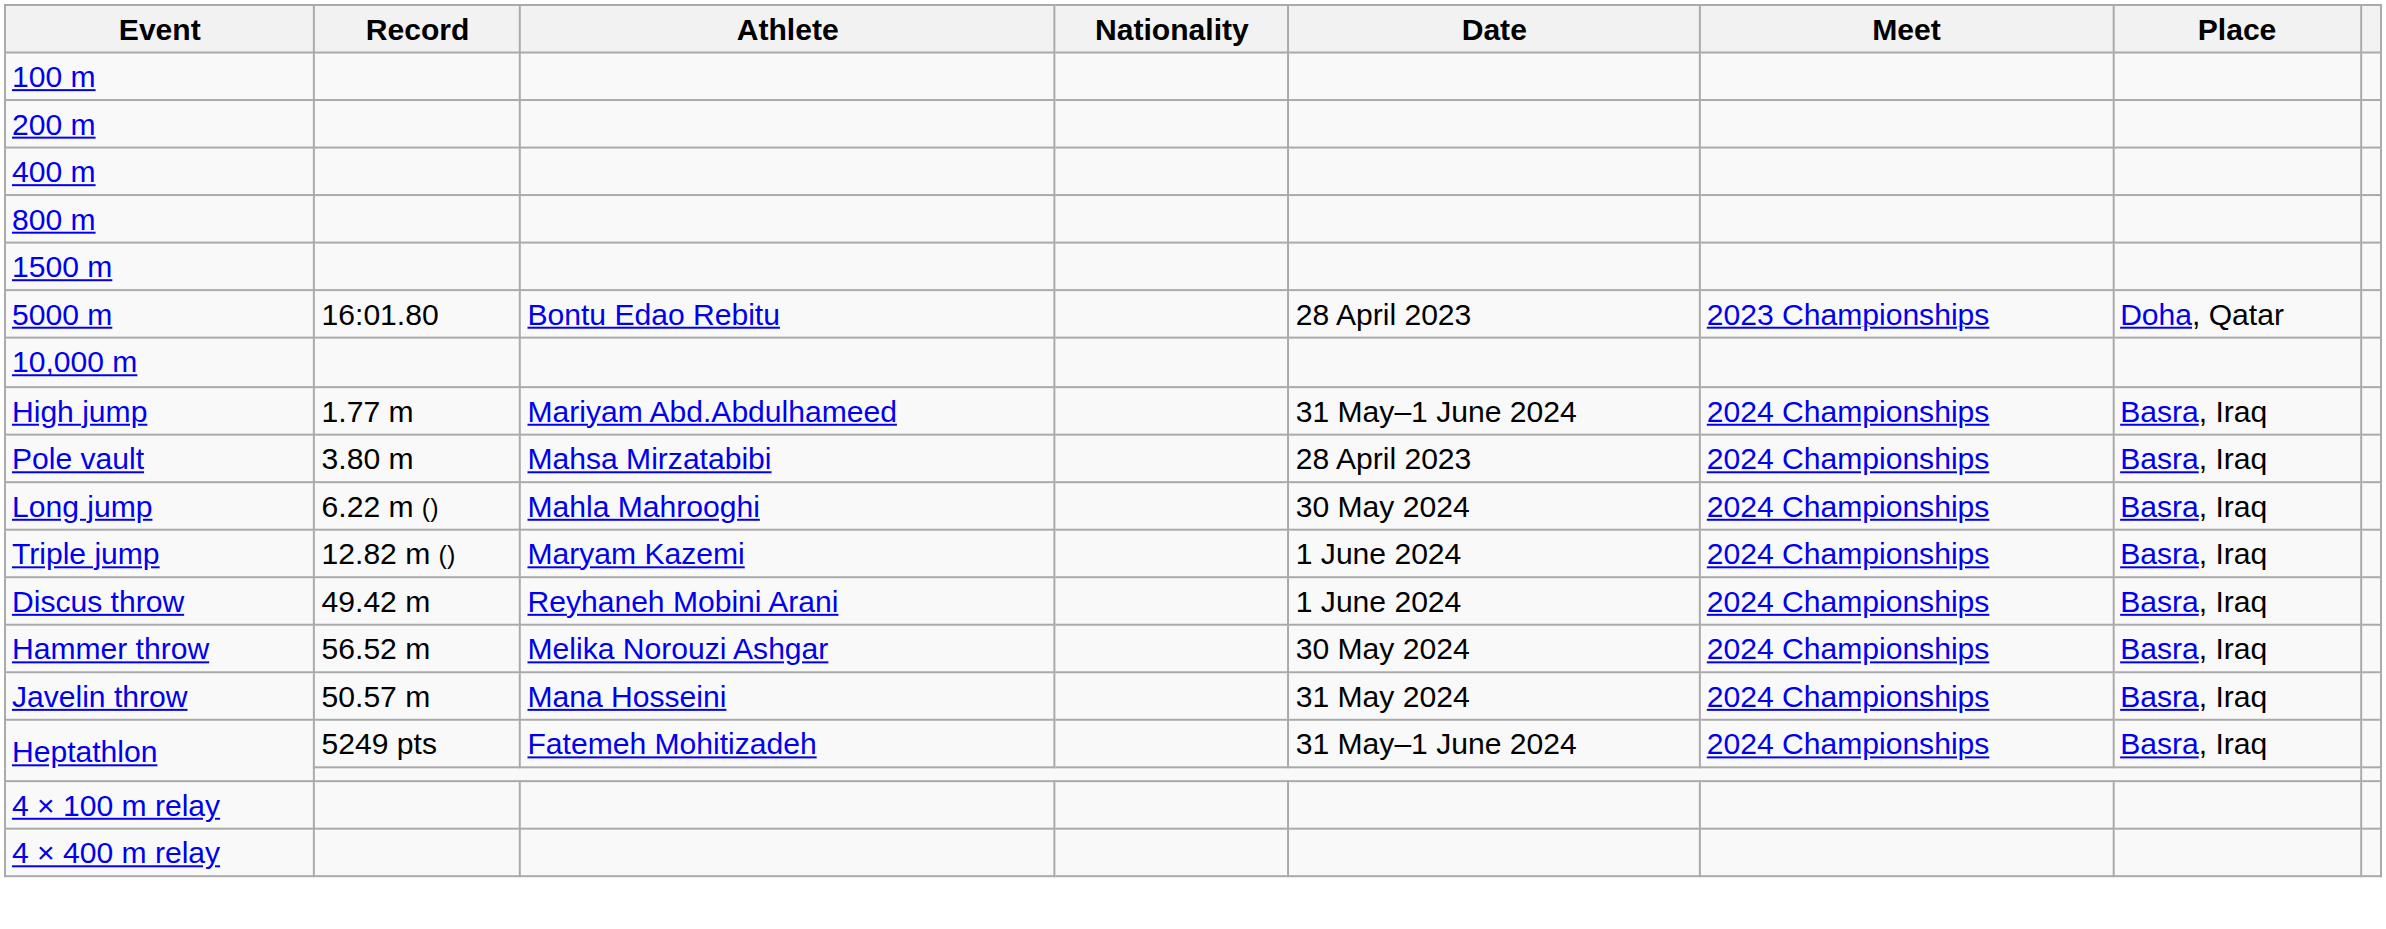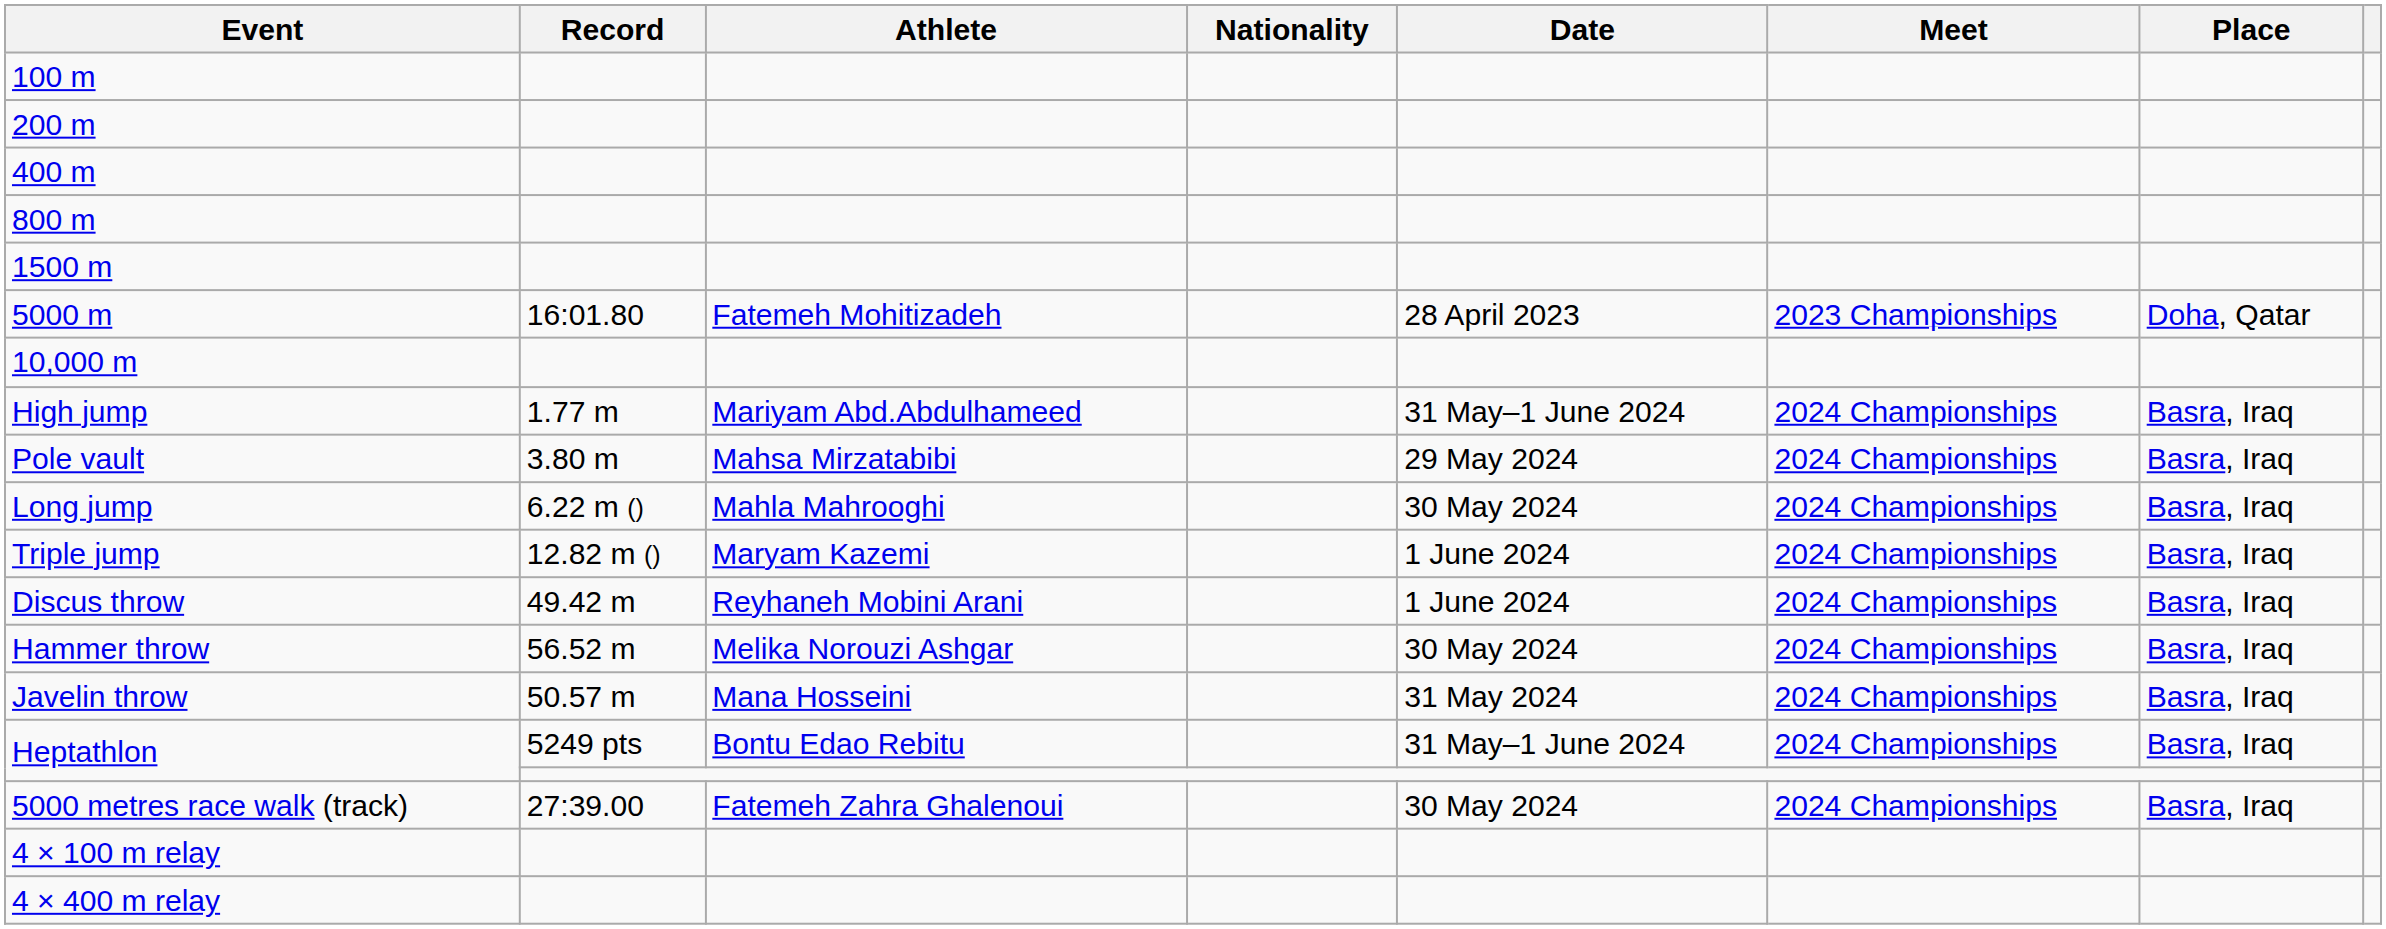(654, 315) Bontu Edao Rebitu -> (857, 315) Fatemeh Mohitizadeh
(1384, 458) 28 April 2023 -> (1491, 458) 29 May 2024
(672, 744) Fatemeh Mohitizadeh -> (839, 744) Bontu Edao Rebitu
+ row: (210, 805)
